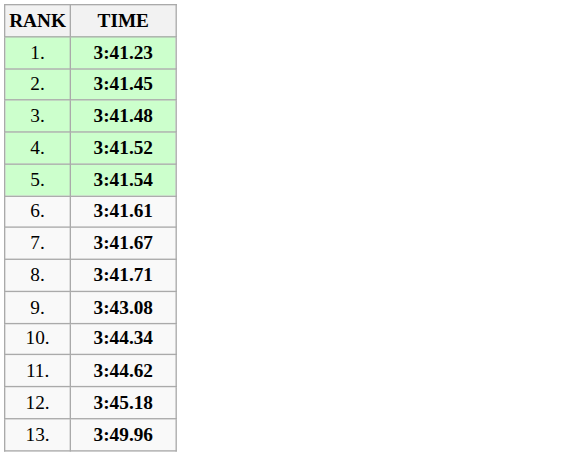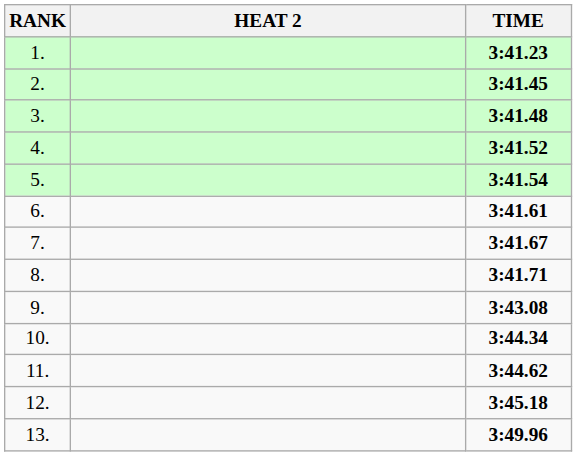+ column: (268, 20)
